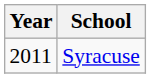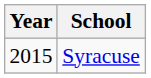(31, 55) 2011 -> (31, 55) 2015
